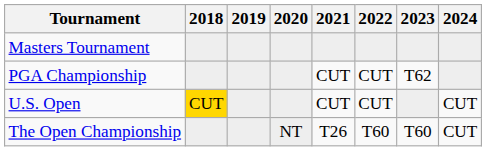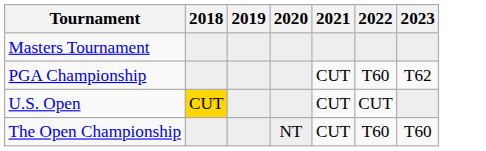- column: (460, 18)
(375, 75) CUT -> (375, 75) T60
(333, 132) T26 -> (333, 132) CUT
